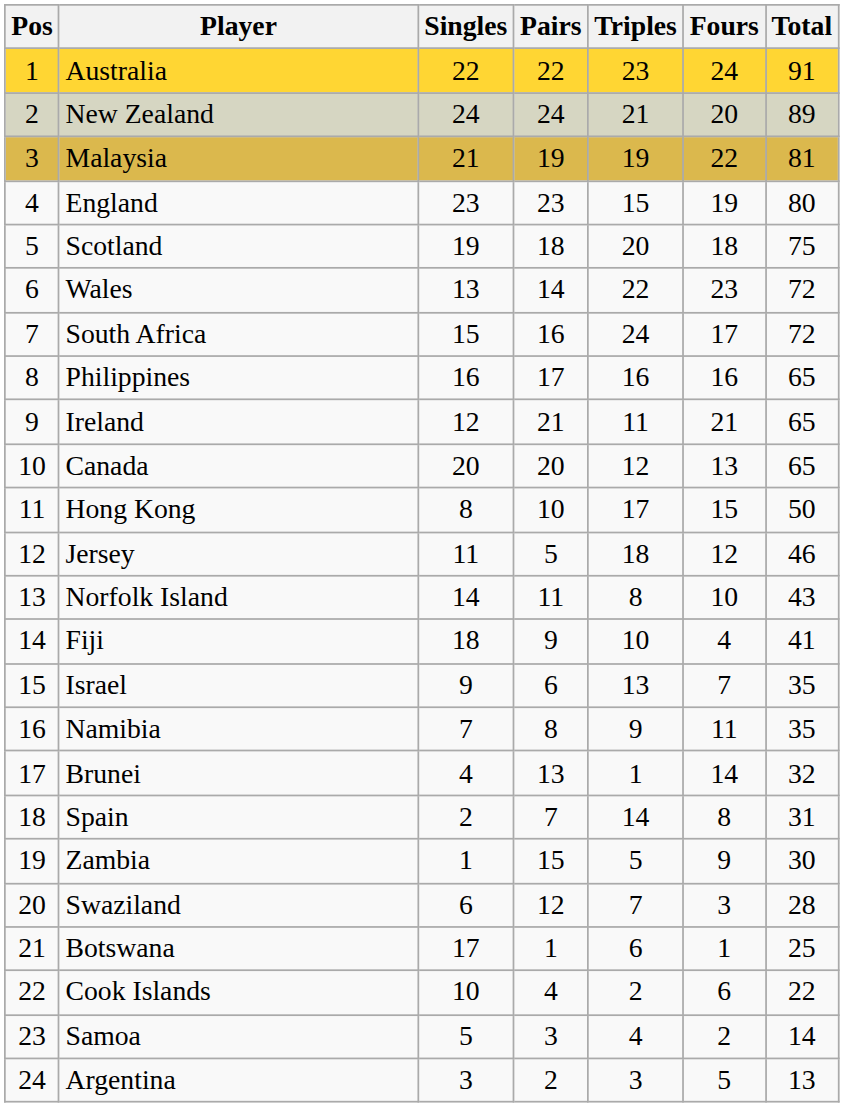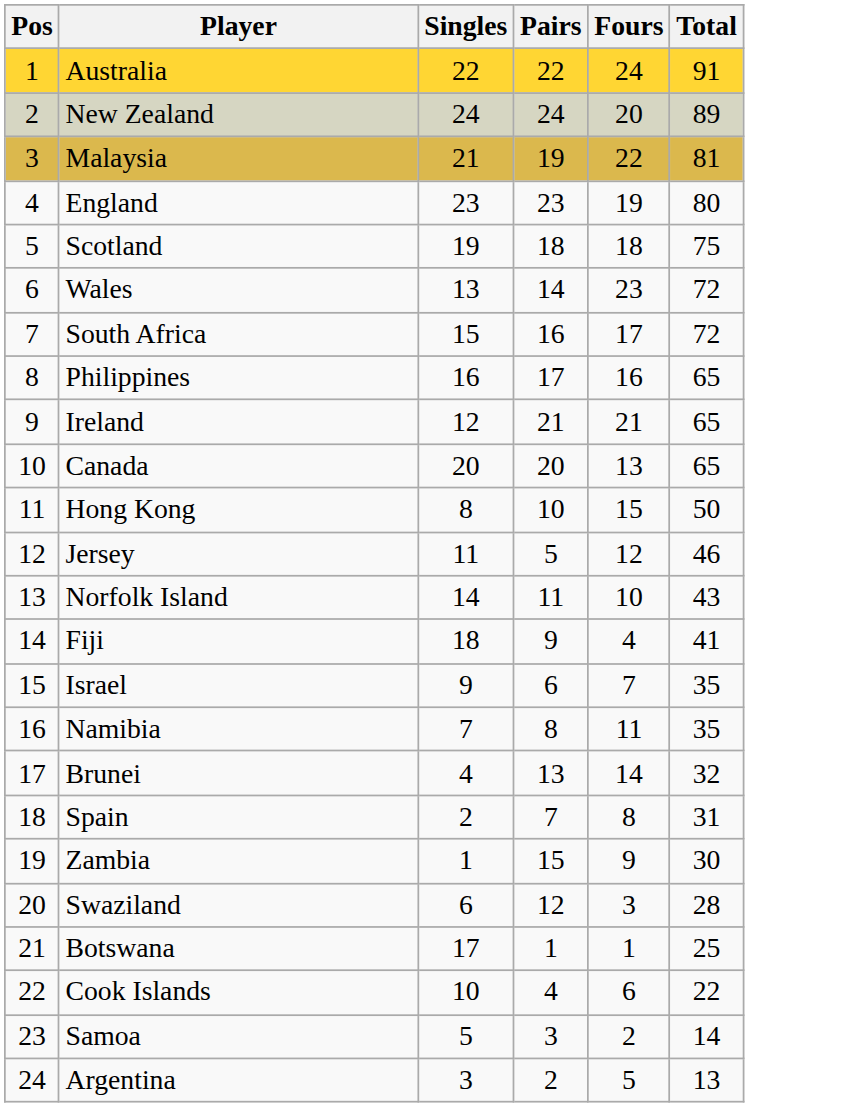- column: (636, 26)
